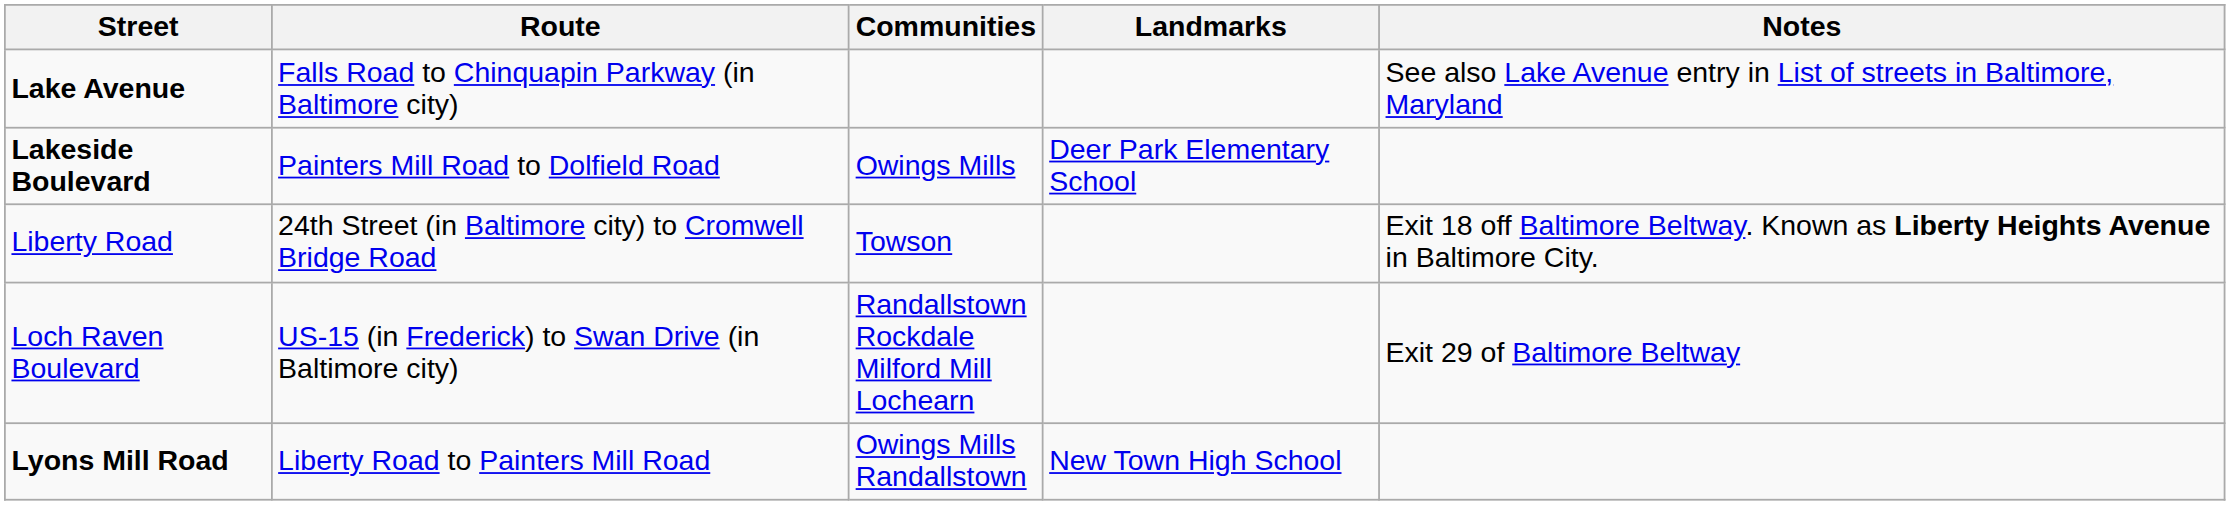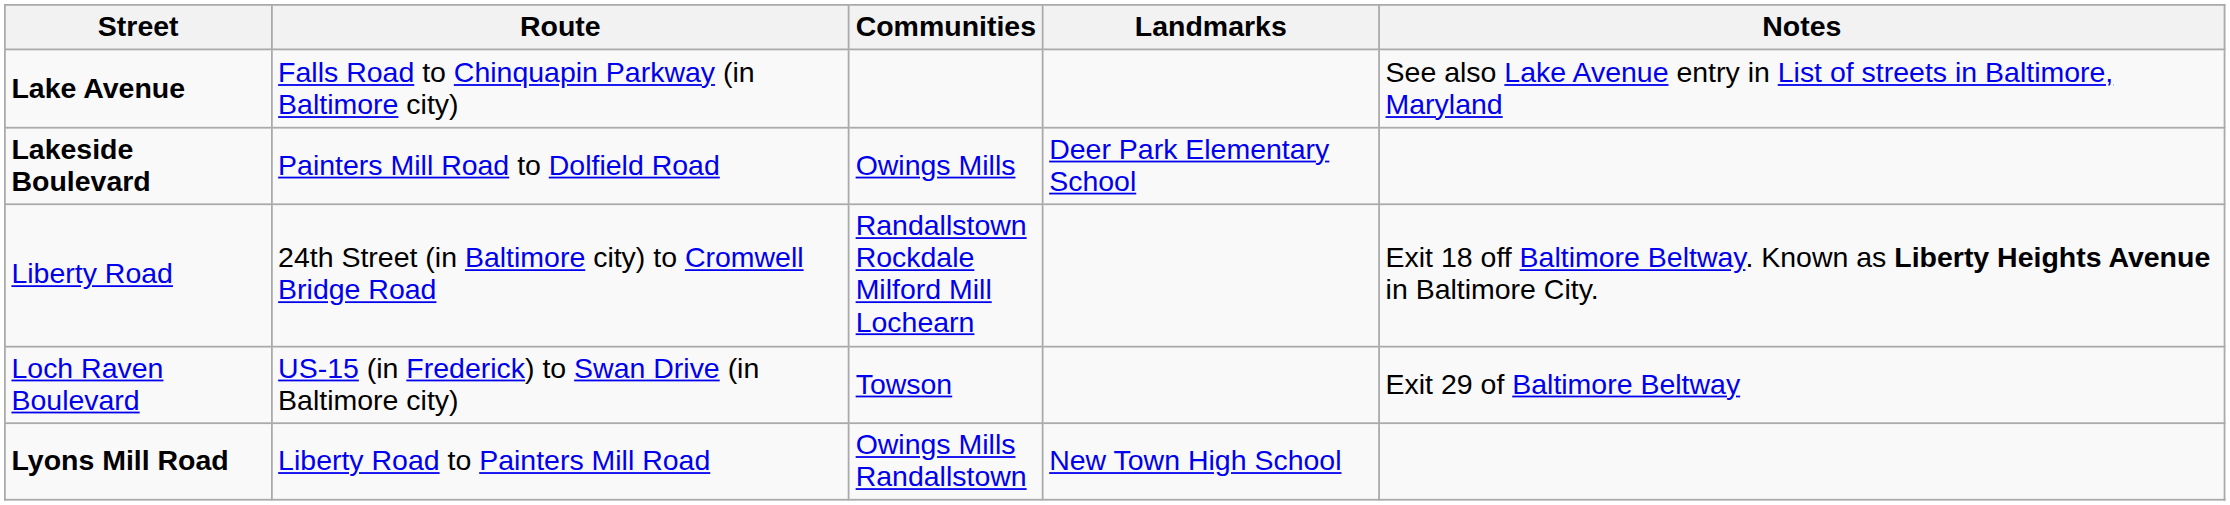(904, 242) Towson -> (941, 274) Randallstown Rockdale Milford Mill Lochearn
(941, 351) Randallstown Rockdale Milford Mill Lochearn -> (904, 383) Towson
